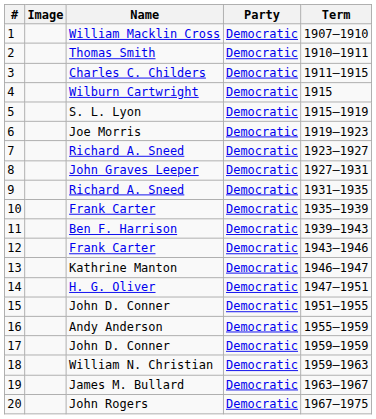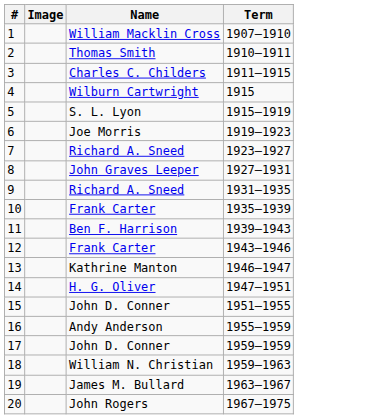- column: (262, 14)
